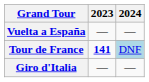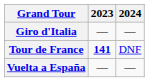rows swapped: (46, 67) <-> (46, 31)
(130, 49) lightblue background -> (130, 49) no background
